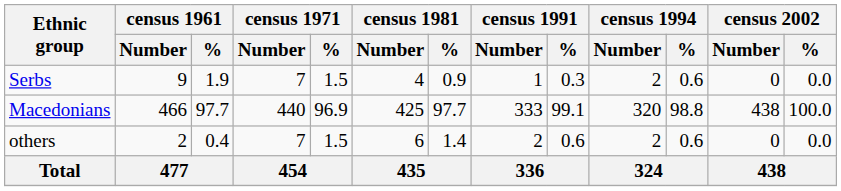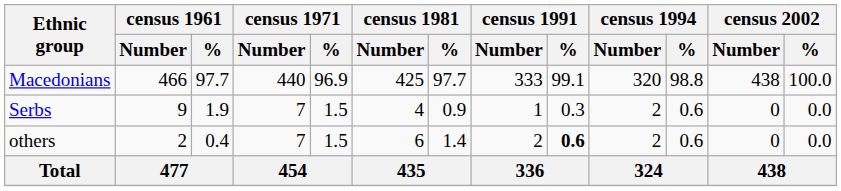rows swapped: (60, 110) <-> (30, 79)
(573, 140) normal -> (573, 140) bold
